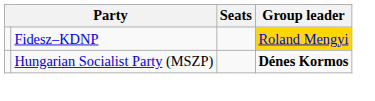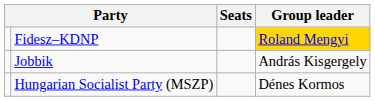+ row: (34, 61)
(303, 61) bold -> (301, 84) normal
